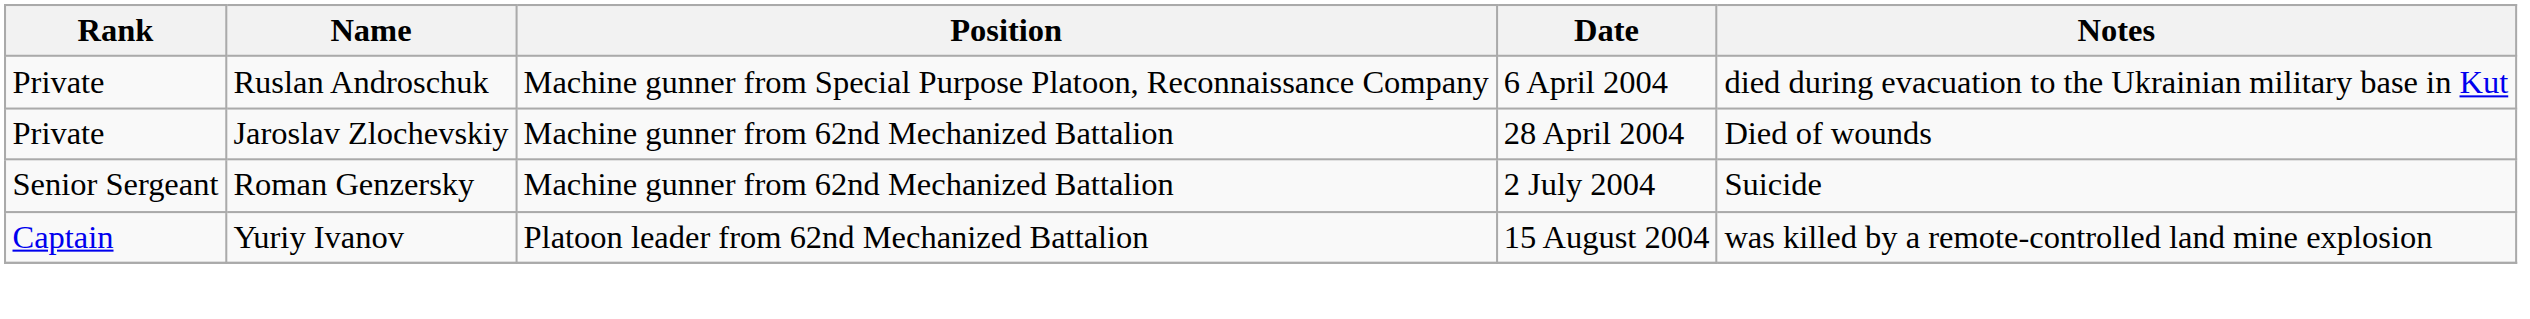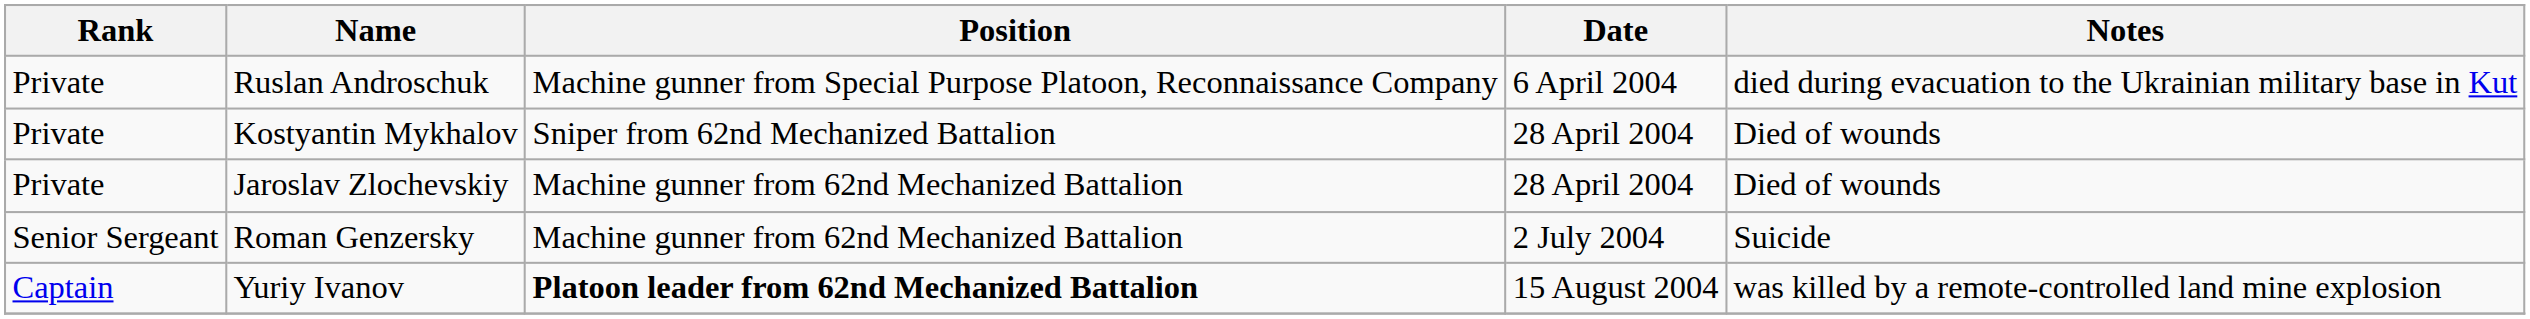+ row: (376, 133)
(836, 236) normal -> (865, 287) bold
